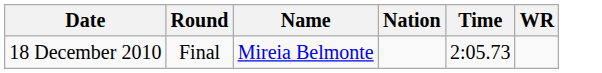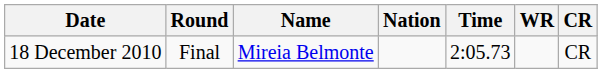+ column: (578, 20)
